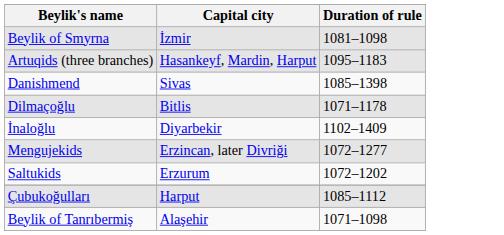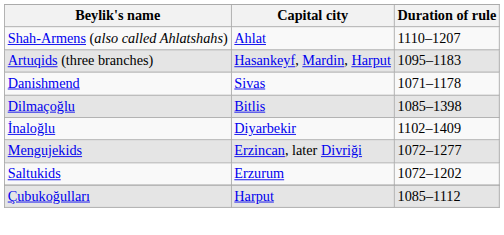- row: (58, 38)
+ row: (118, 38)
(355, 83) 1085–1398 -> (429, 83) 1071–1178
(355, 106) 1071–1178 -> (430, 106) 1085–1398
- row: (70, 219)
